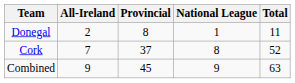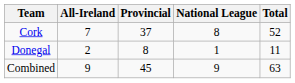rows swapped: (31, 50) <-> (31, 31)
